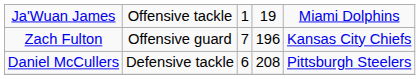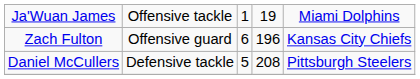(245, 39) 7 -> (245, 39) 6
(245, 62) 6 -> (245, 62) 5
